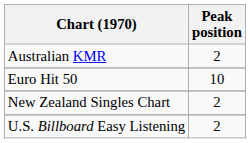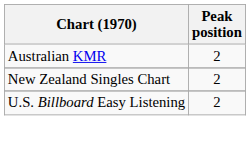- row: (43, 79)
